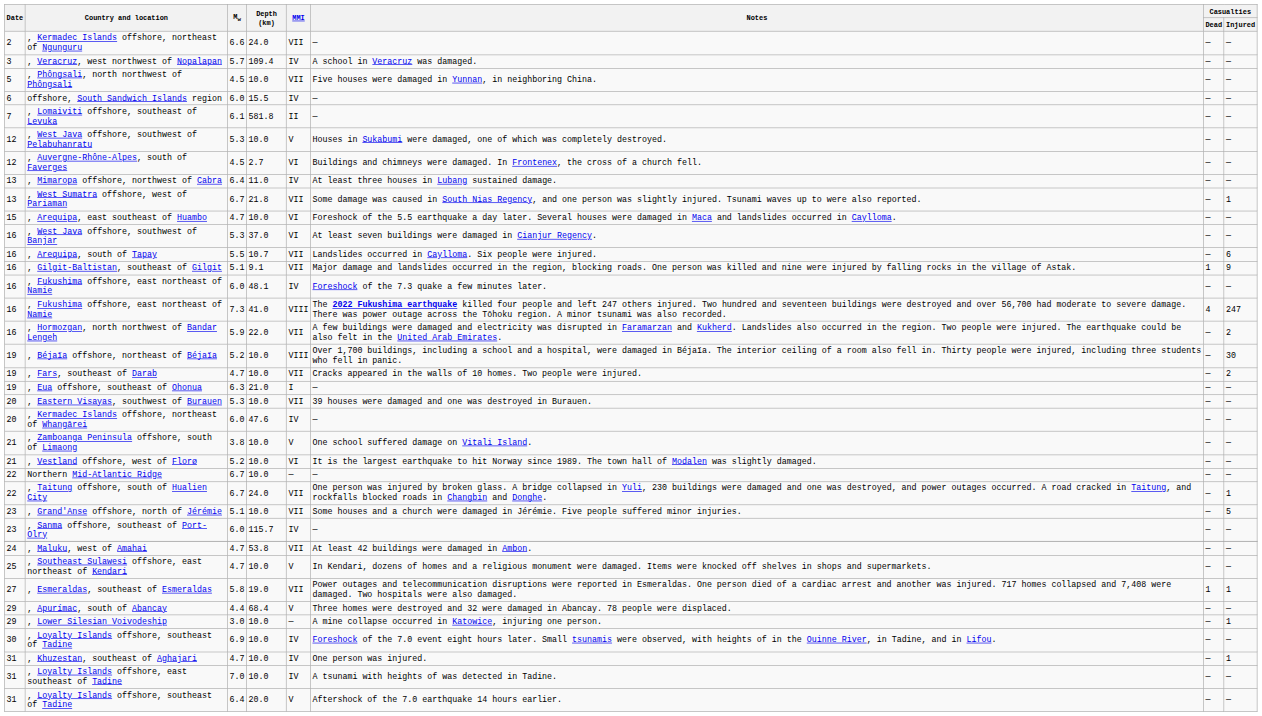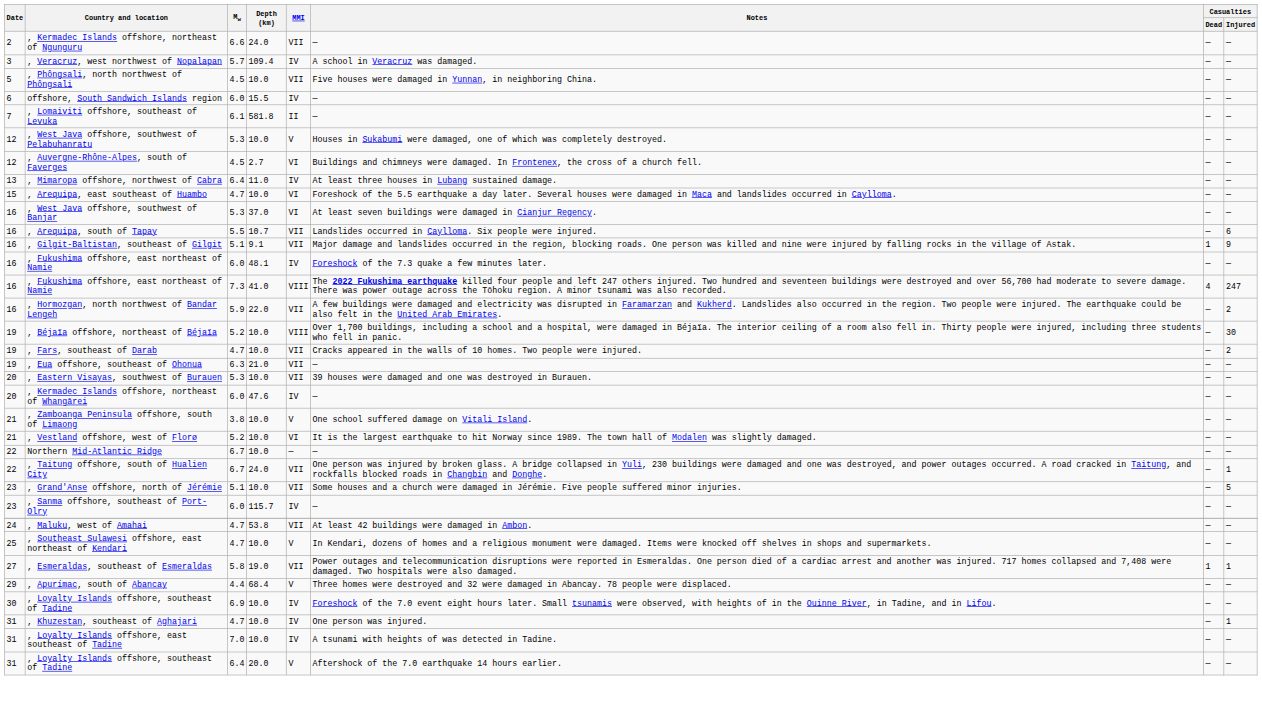- row: (107, 200)
(291, 388) I -> (296, 365) VII
- row: (97, 622)
